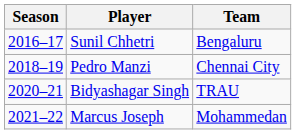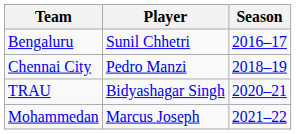columns swapped: (36, 16) <-> (242, 16)
